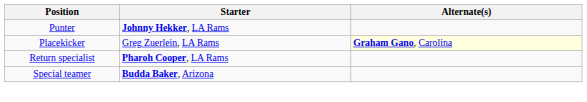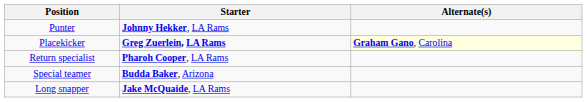(171, 43) normal -> (174, 43) bold
+ row: (62, 89)
